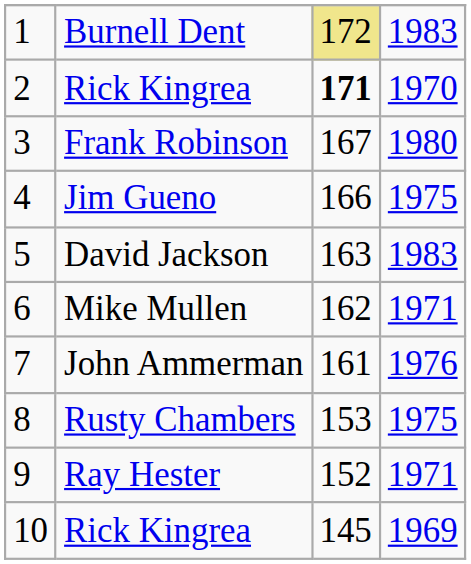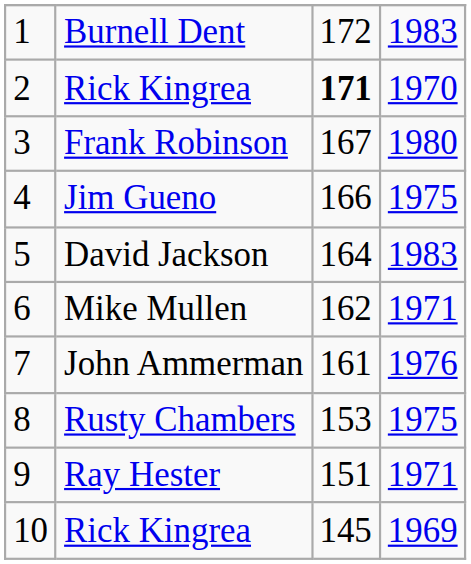(346, 32) khaki background -> (346, 32) no background
(346, 253) 163 -> (346, 253) 164
(346, 474) 152 -> (346, 474) 151
